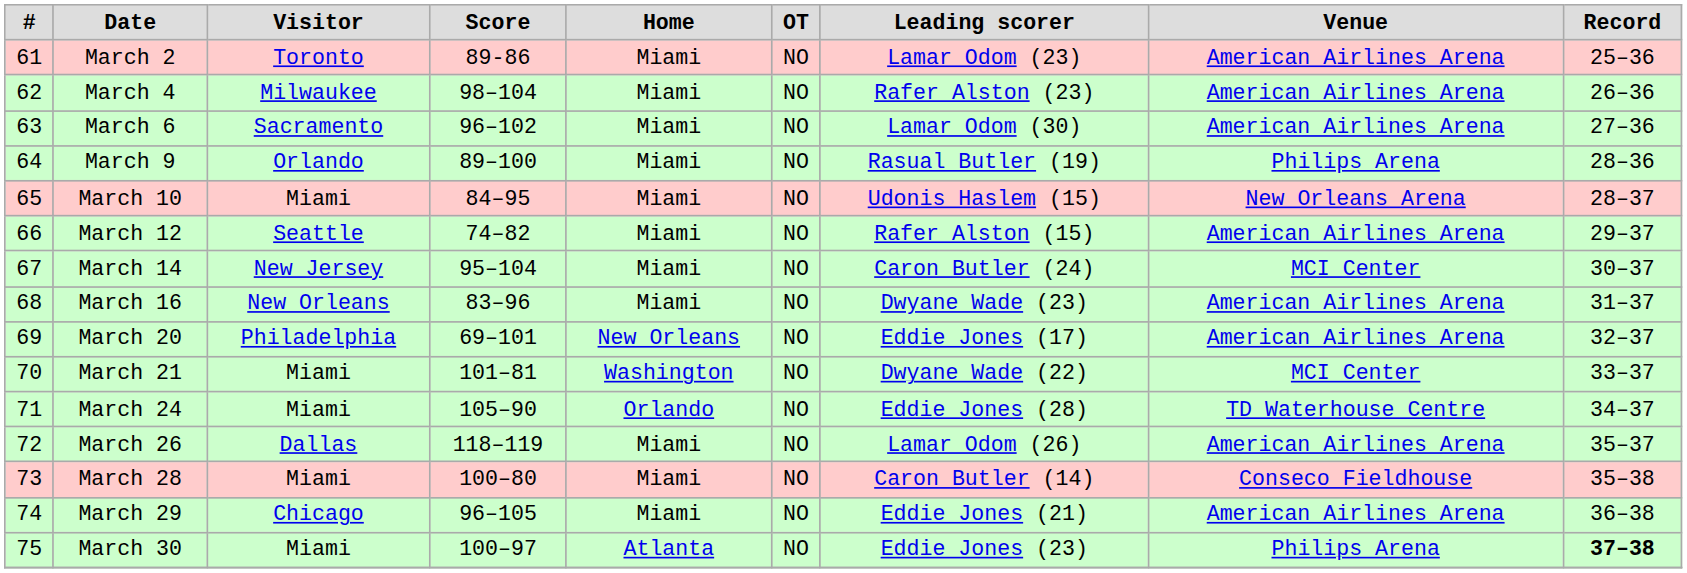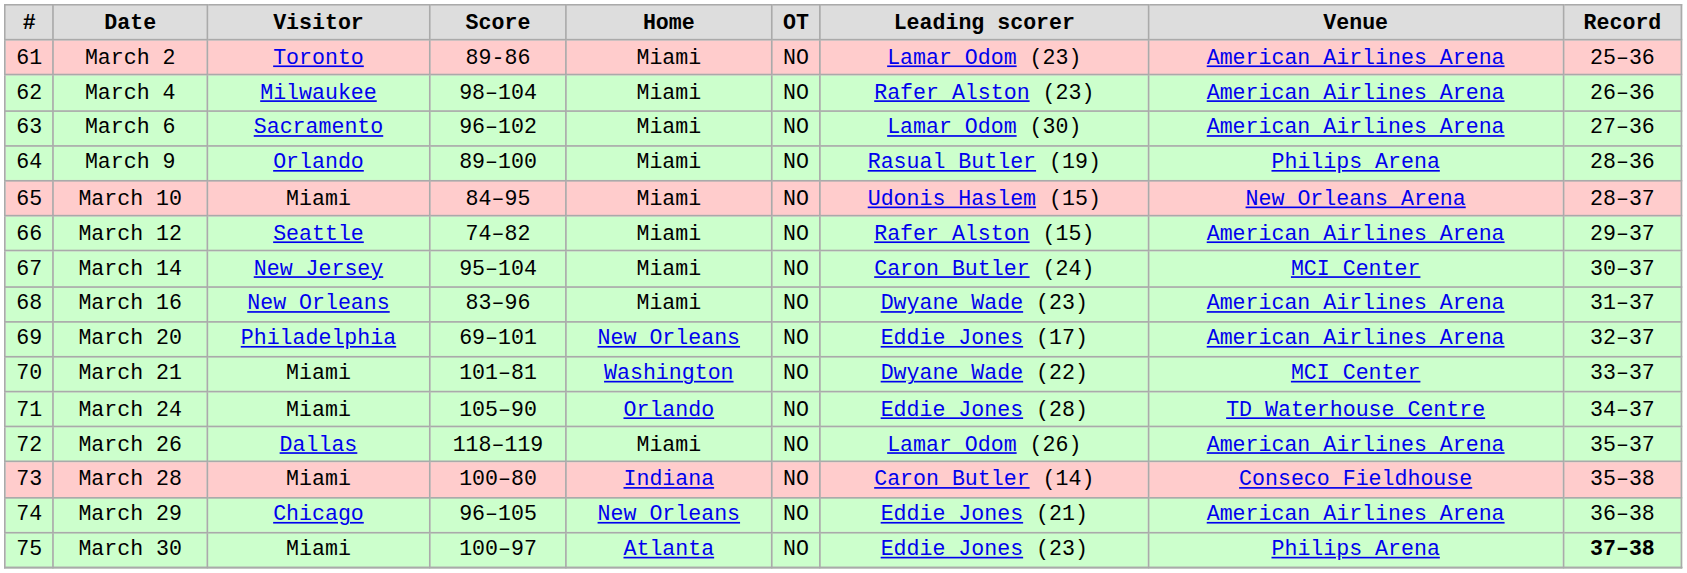(669, 480) Miami -> (669, 480) Indiana
(669, 515) Miami -> (669, 515) New Orleans
